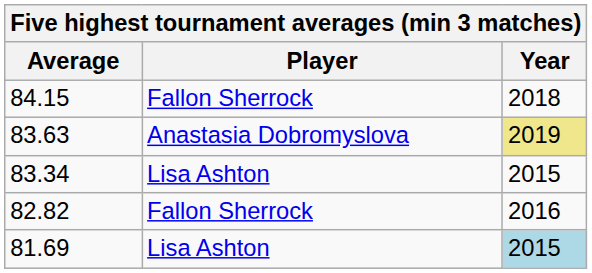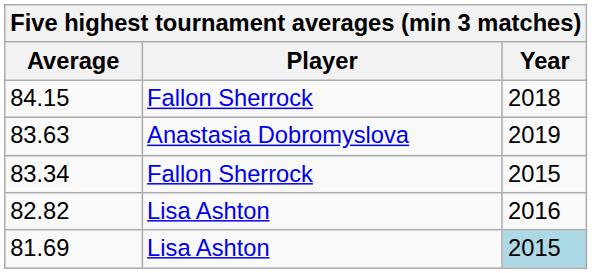(534, 135) khaki background -> (534, 135) no background
(208, 173) Lisa Ashton -> (230, 173) Fallon Sherrock
(230, 211) Fallon Sherrock -> (208, 211) Lisa Ashton
